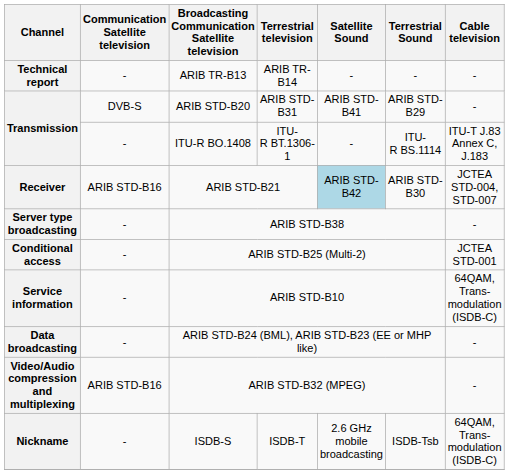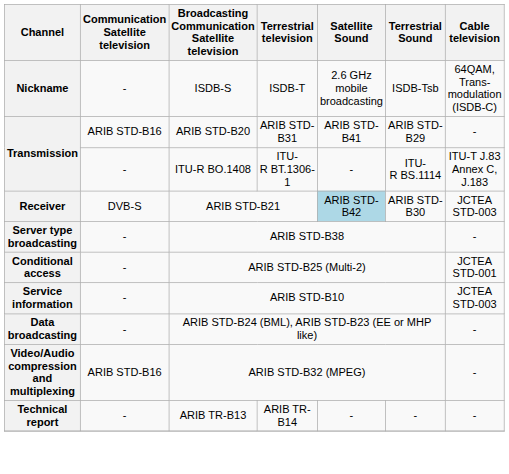rows swapped: (42, 440) <-> (42, 75)
(125, 106) DVB-S -> (125, 131) ARIB STD-B16
(125, 186) ARIB STD-B16 -> (125, 205) DVB-S
(475, 186) JCTEA STD-004, STD-007 -> (475, 205) JCTEA STD-003
(475, 297) 64QAM, Trans-modulation (ISDB-C) -> (475, 297) JCTEA STD-003
